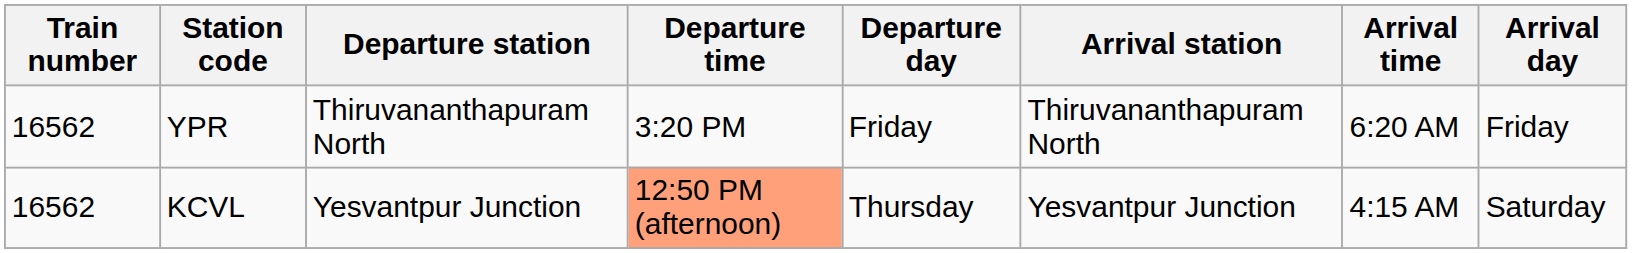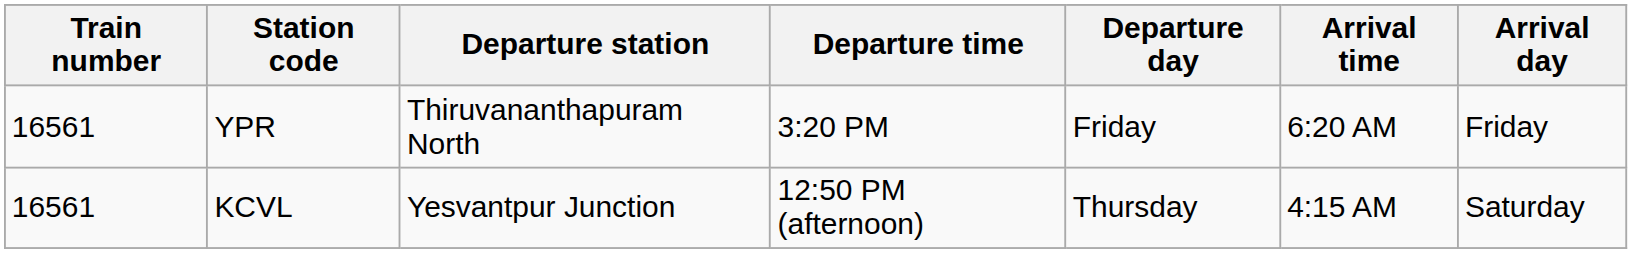- column: (1182, 45)
(53, 126) 16562 -> (53, 126) 16561
(53, 207) 16562 -> (53, 207) 16561
(708, 207) lightsalmon background -> (851, 207) no background
